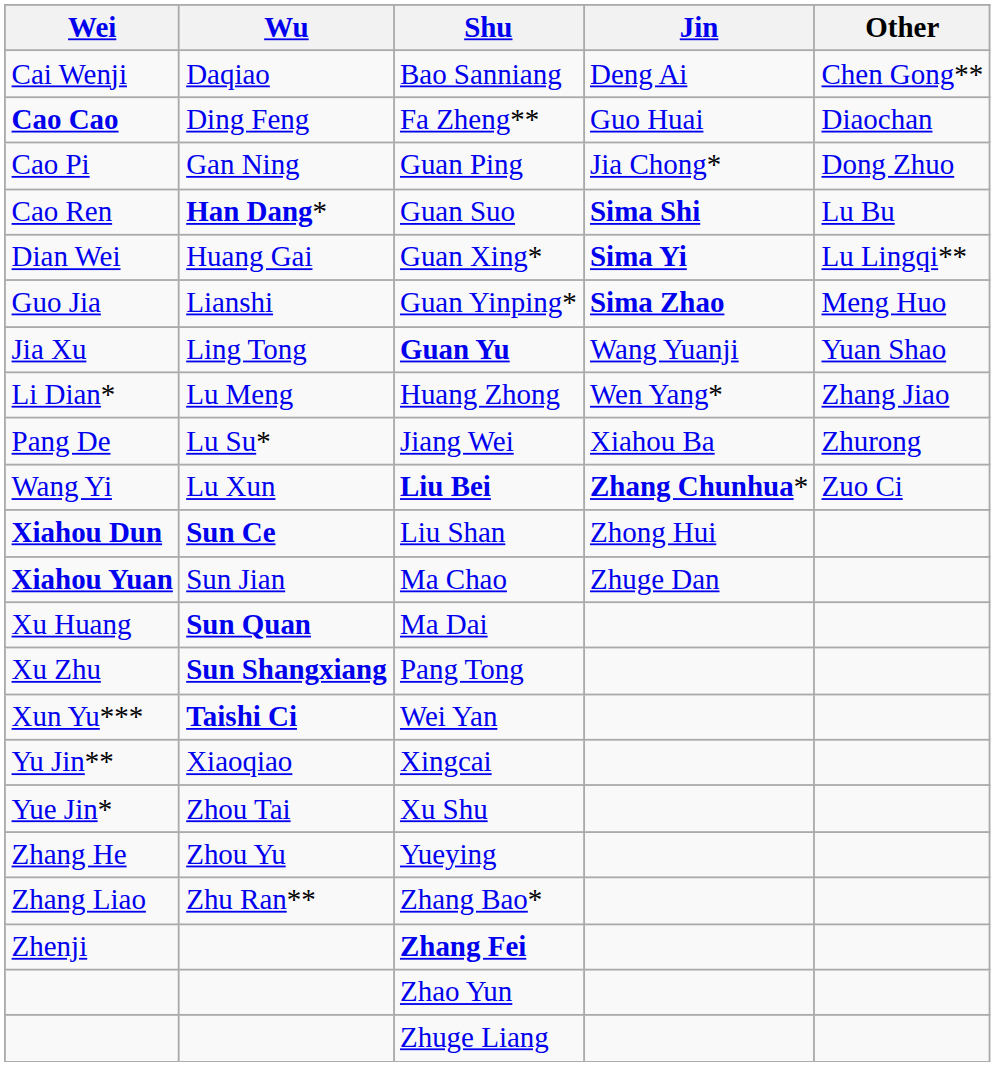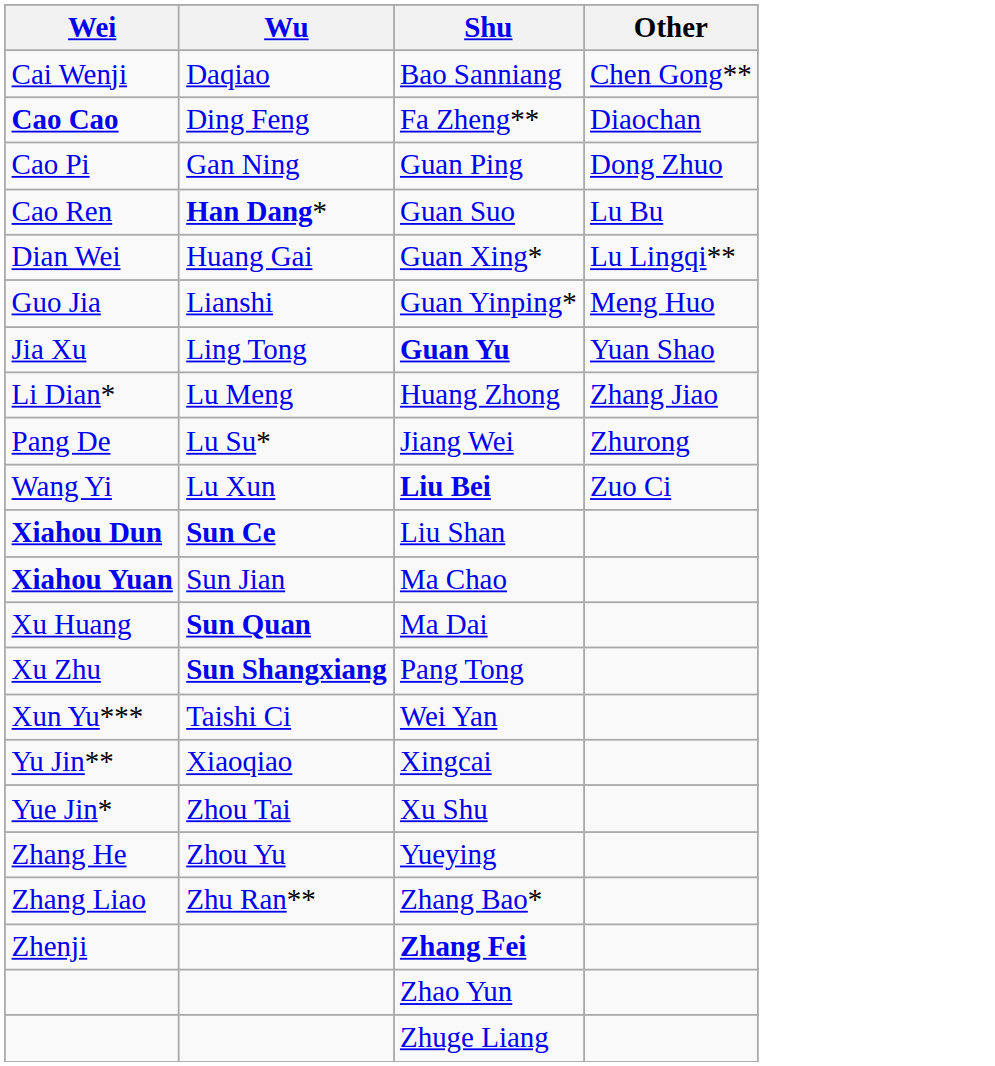- column: (699, 27)
(242, 716) bold -> (239, 716) normal
